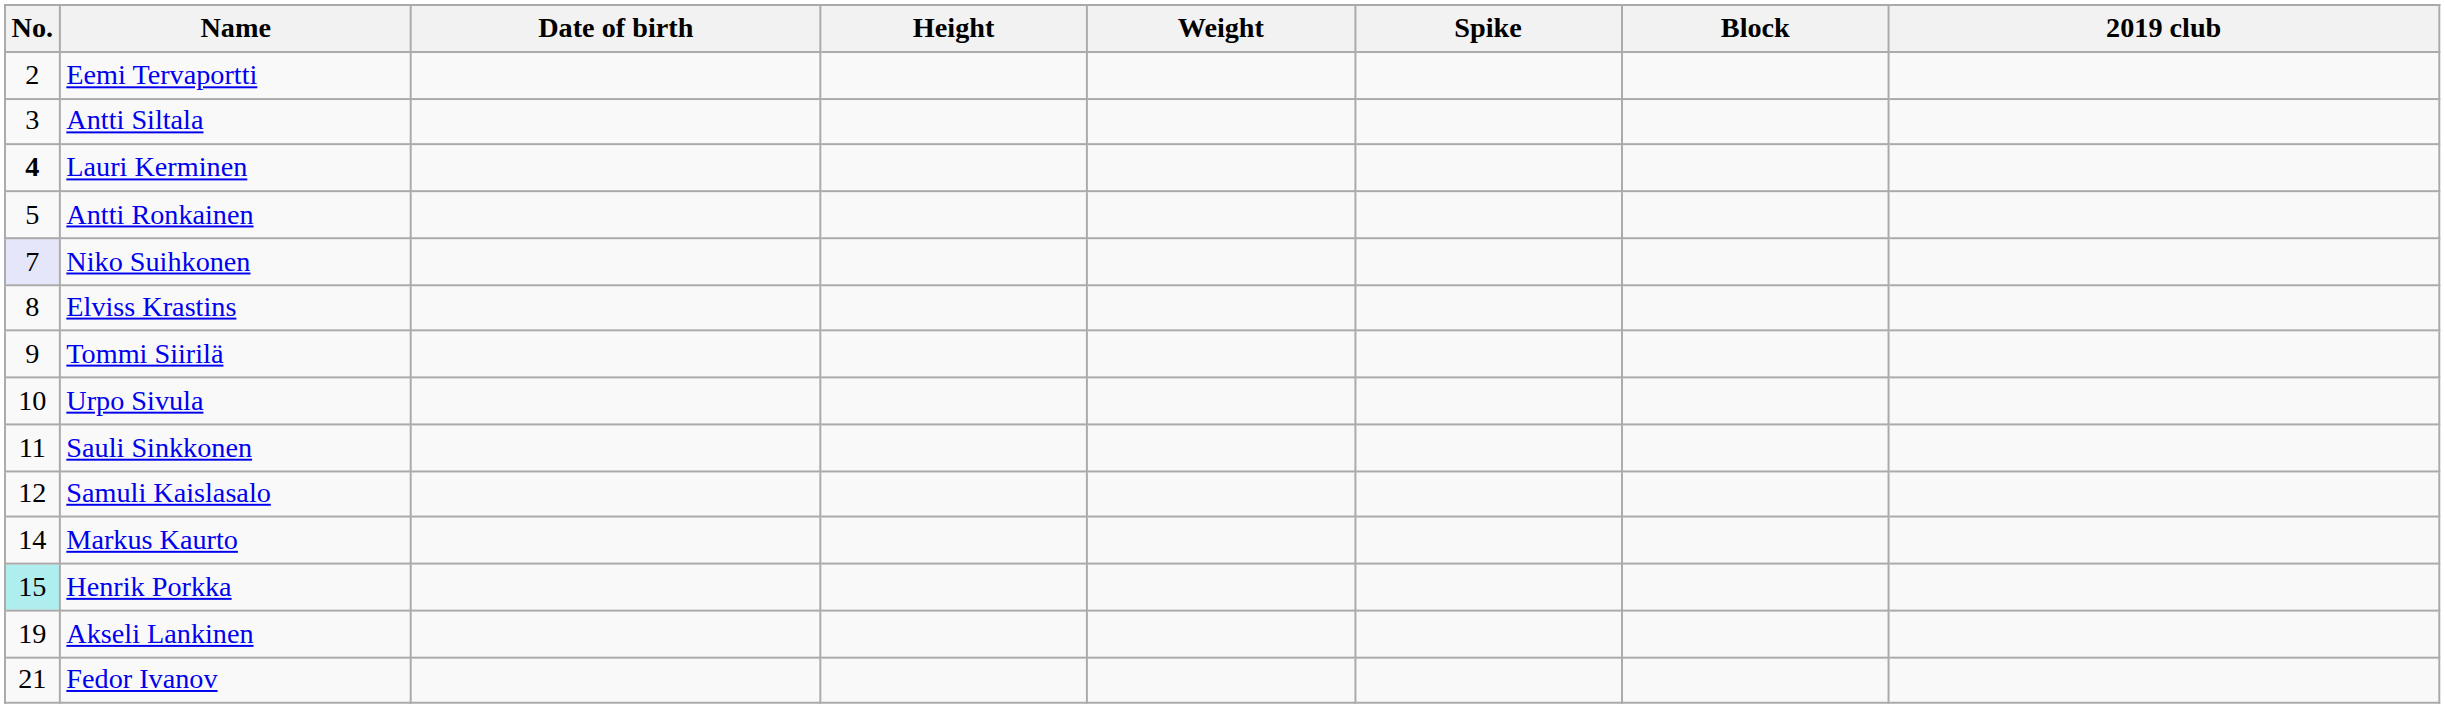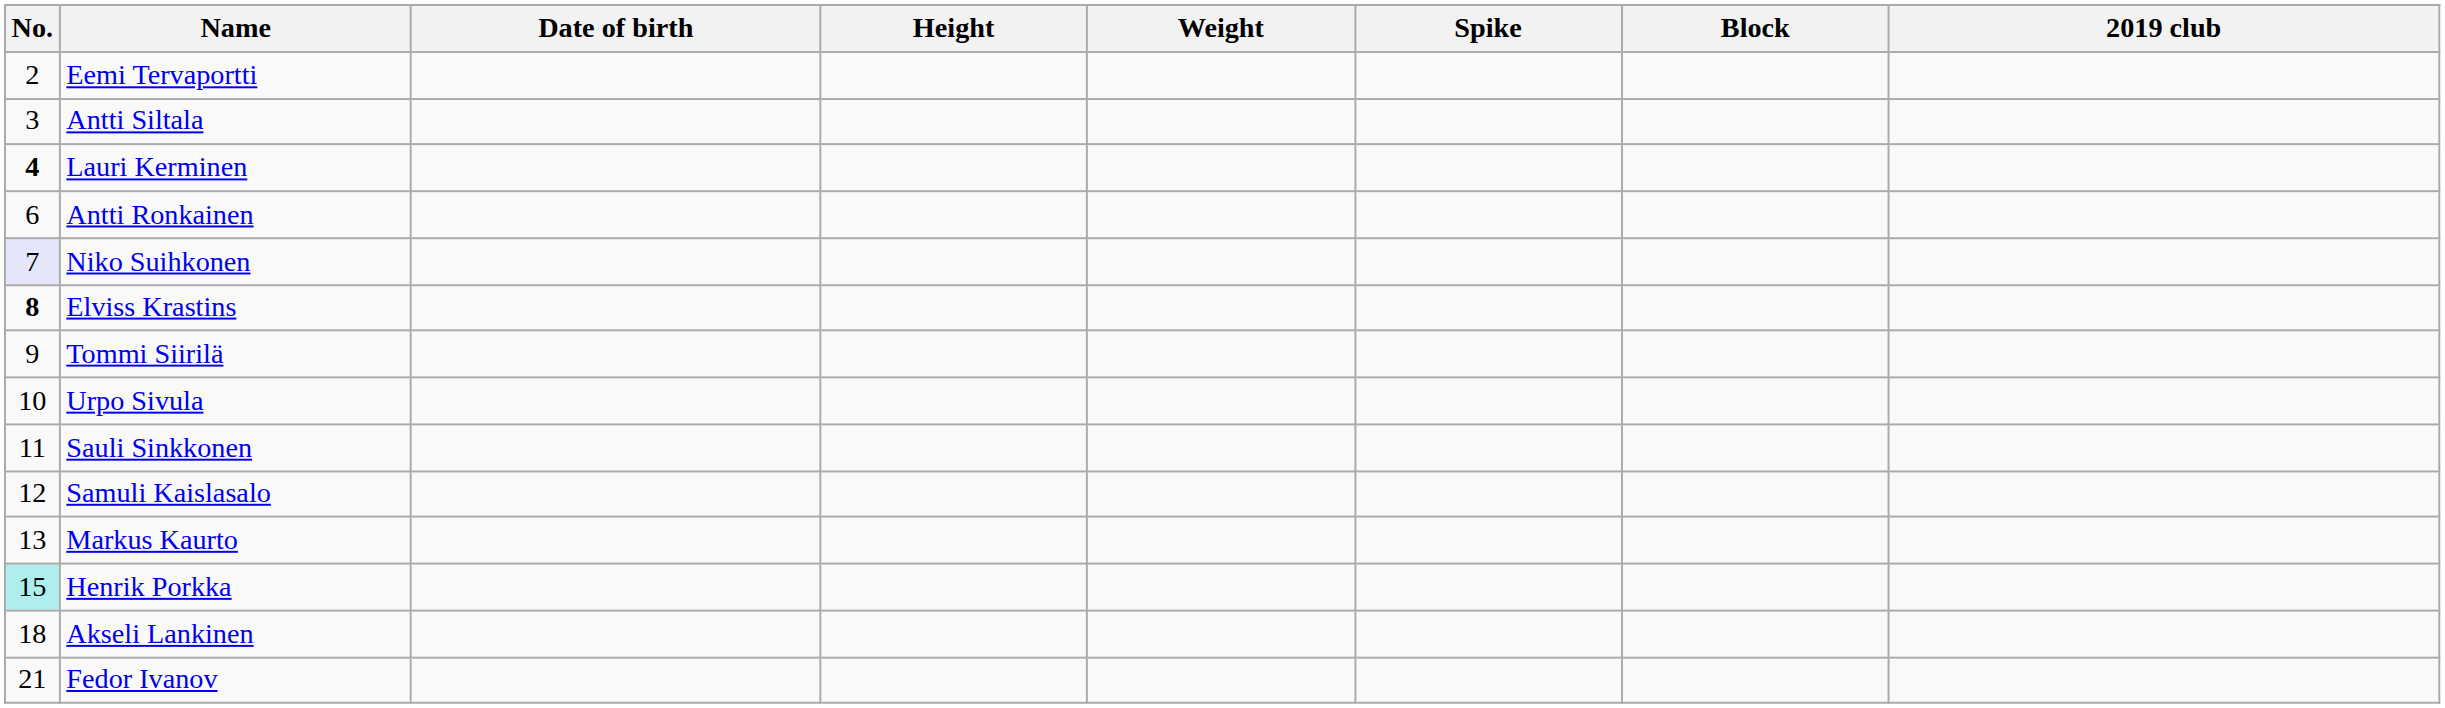(32, 214) 5 -> (32, 214) 6
(32, 307) normal -> (32, 307) bold
(32, 540) 14 -> (32, 540) 13
(32, 633) 19 -> (32, 633) 18
